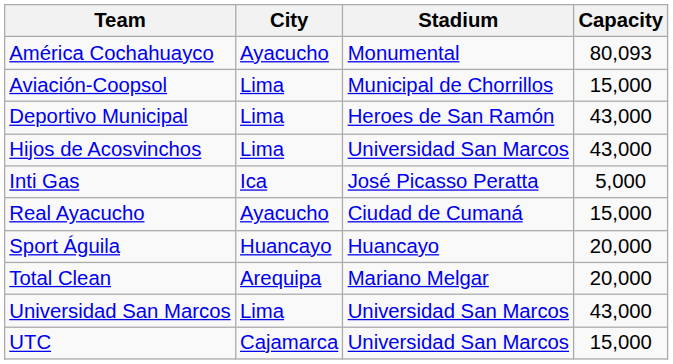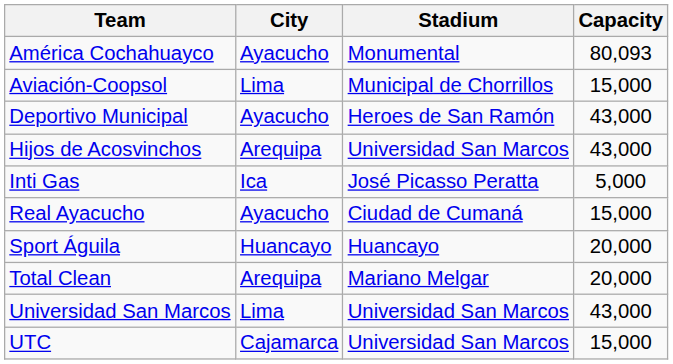(262, 117) Lima -> (284, 117) Ayacucho
(262, 149) Lima -> (281, 149) Arequipa
